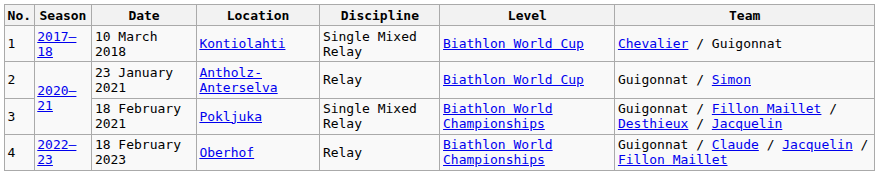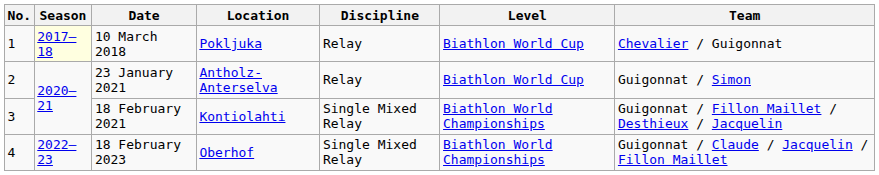(57, 44) no background -> (57, 44) lightyellow background
(242, 44) Kontiolahti -> (231, 44) Pokljuka
(370, 44) Single Mixed Relay -> (342, 44) Relay
(231, 116) Pokljuka -> (242, 116) Kontiolahti
(342, 152) Relay -> (370, 152) Single Mixed Relay
